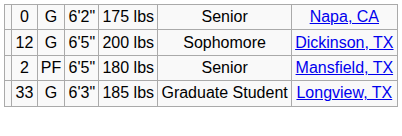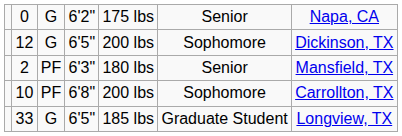(82, 67) 6'5" -> (82, 67) 6'3"
+ row: (24, 93)
(82, 93) 6'3" -> (82, 118) 6'5"
